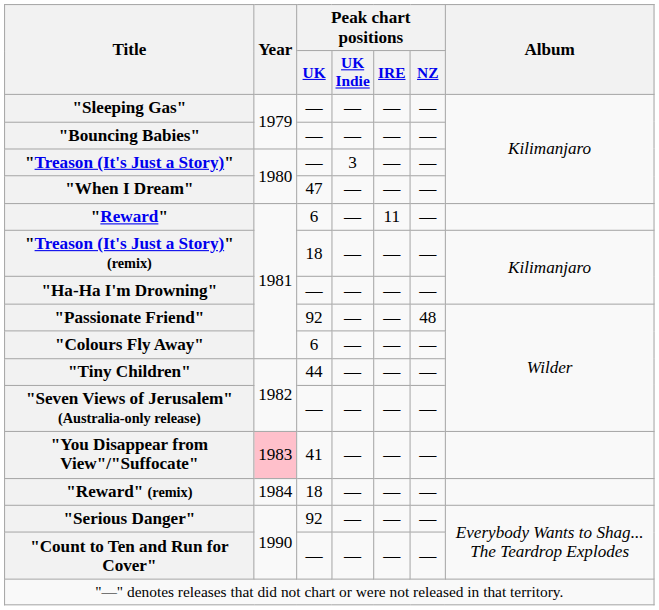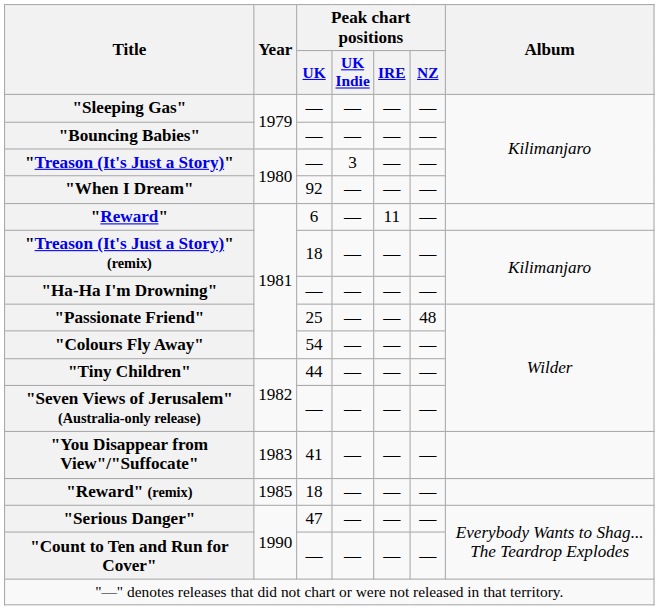(314, 189) 47 -> (314, 189) 92
(314, 317) 92 -> (314, 317) 25
(314, 344) 6 -> (314, 344) 54
(275, 454) pink background -> (275, 454) no background
(275, 491) 1984 -> (275, 491) 1985
(314, 518) 92 -> (314, 518) 47
